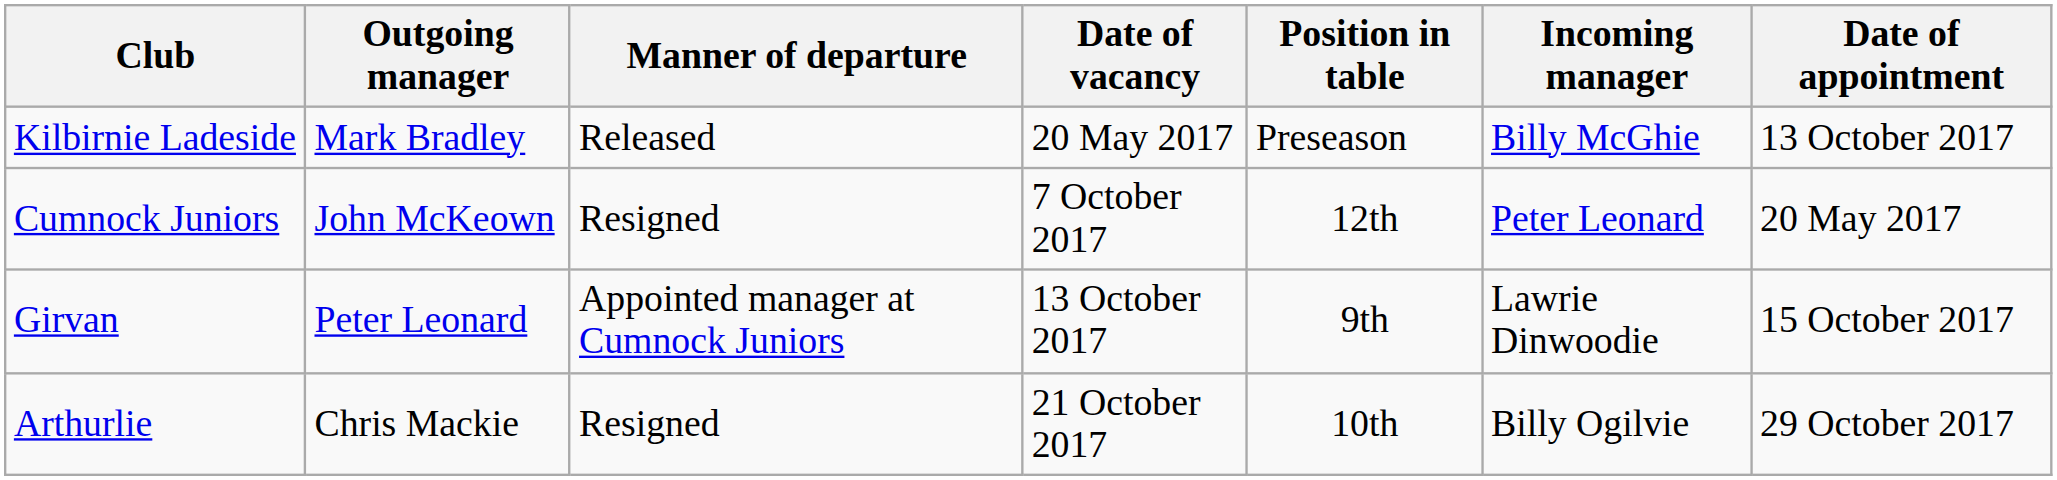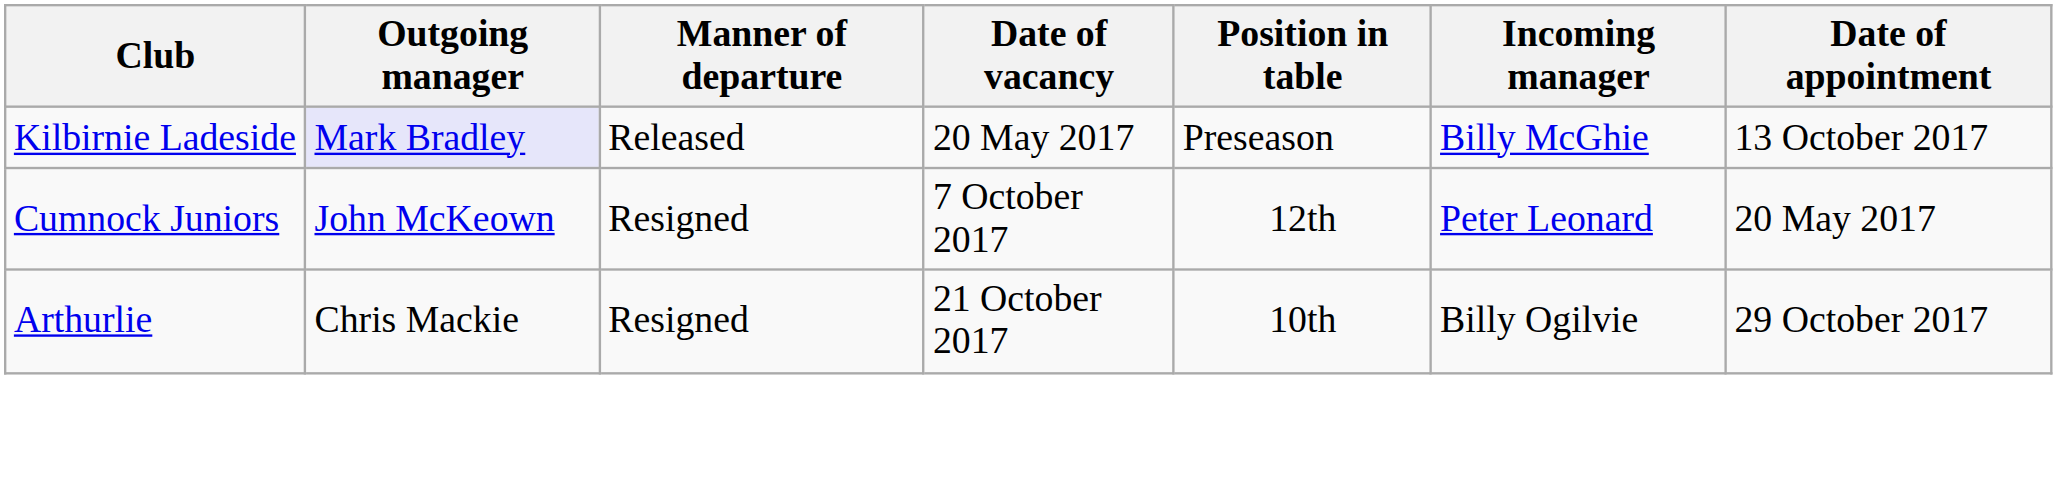(420, 136) no background -> (420, 136) lavender background
- row: (66, 320)
